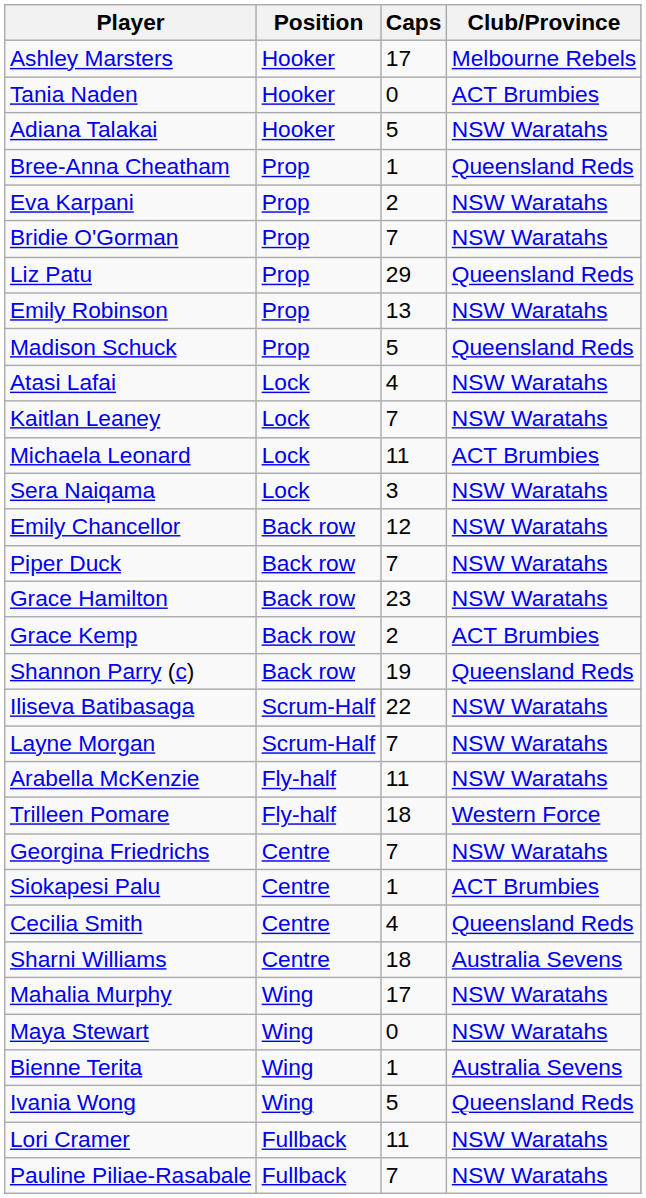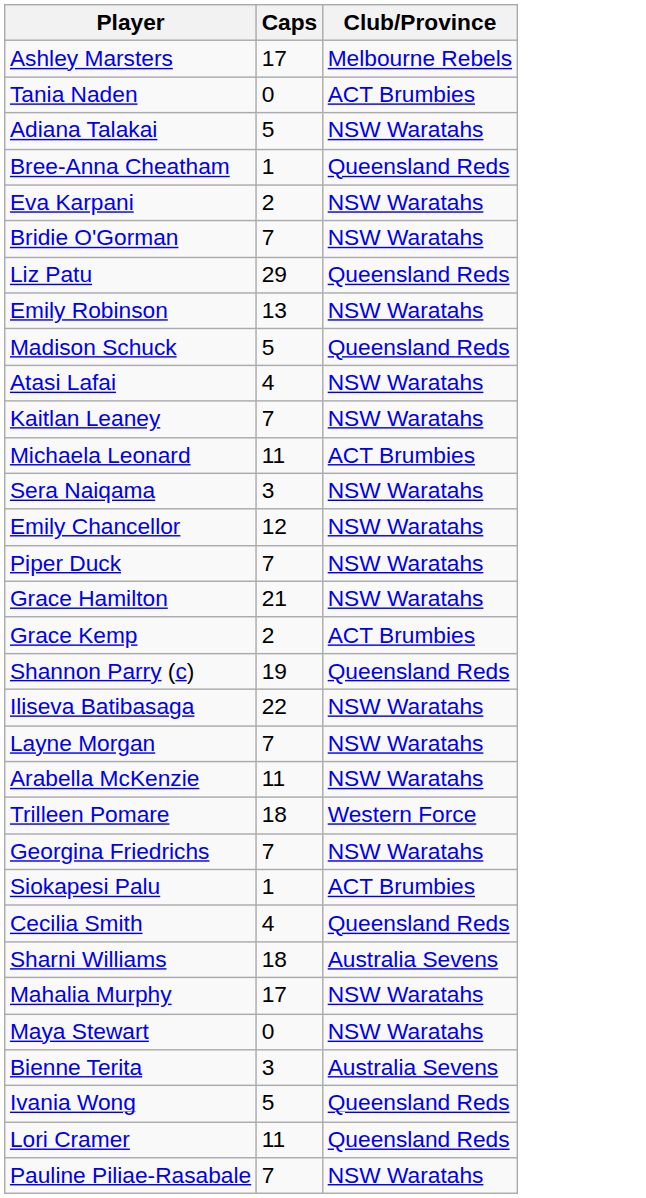- column: (318, 22)
(398, 599) 23 -> (274, 599) 21
(392, 1067) 1 -> (268, 1067) 3
(530, 1139) NSW Waratahs -> (419, 1139) Queensland Reds
